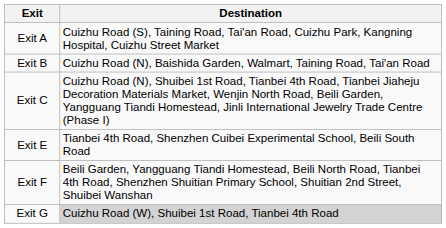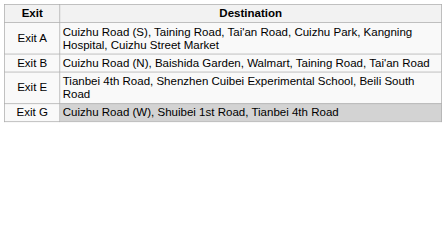- row: (32, 100)
- row: (32, 182)
